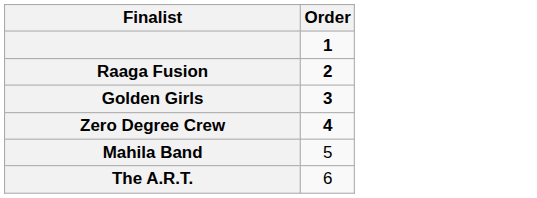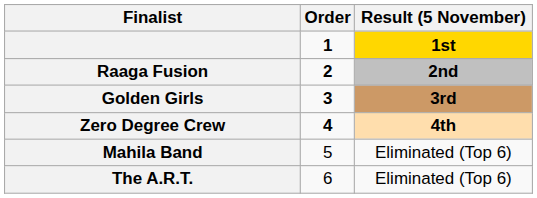+ column: (443, 17)
